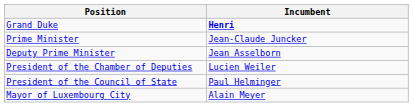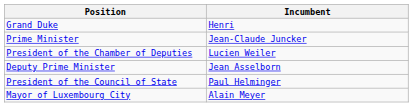(221, 25) bold -> (221, 25) normal
rows swapped: (61, 53) <-> (99, 67)
